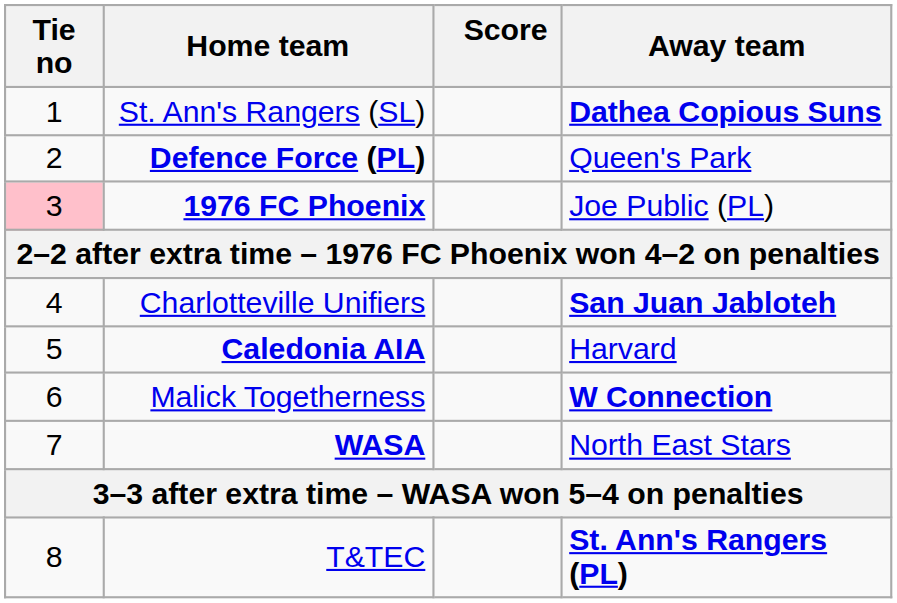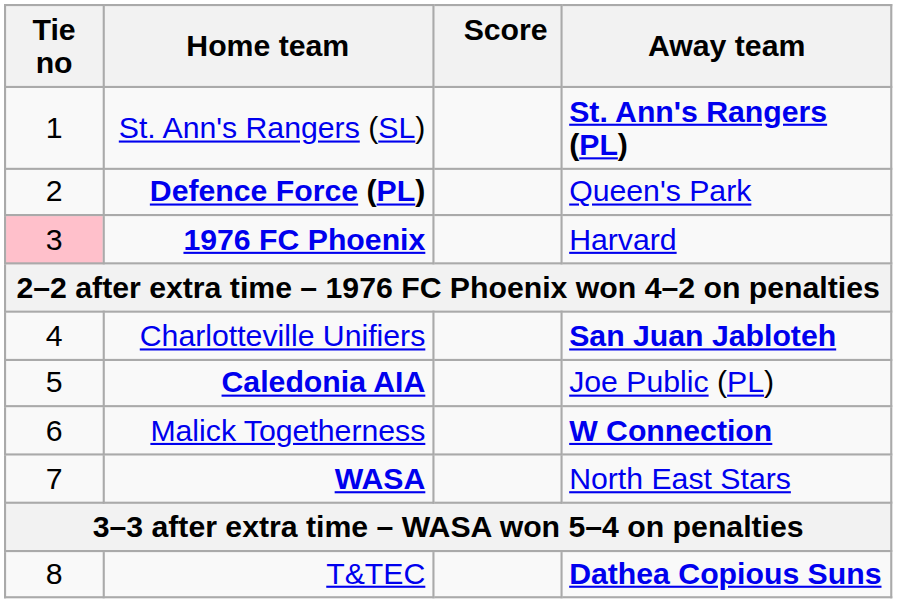(725, 111) Dathea Copious Suns -> (698, 128) St. Ann's Rangers (PL)
(672, 206) Joe Public (PL) -> (623, 240) Harvard
(623, 350) Harvard -> (672, 383) Joe Public (PL)
(698, 557) St. Ann's Rangers (PL) -> (725, 574) Dathea Copious Suns
